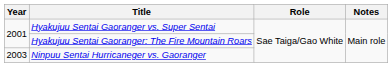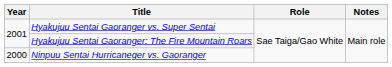(17, 56) 2003 -> (17, 56) 2000
